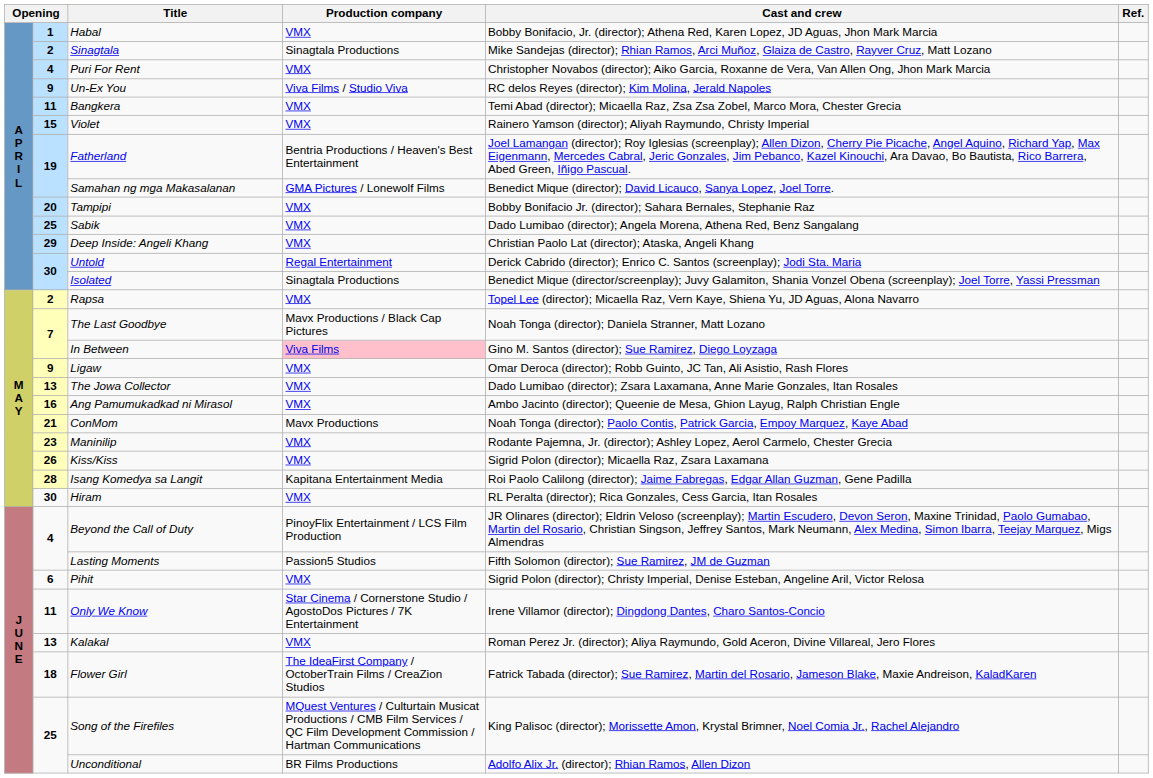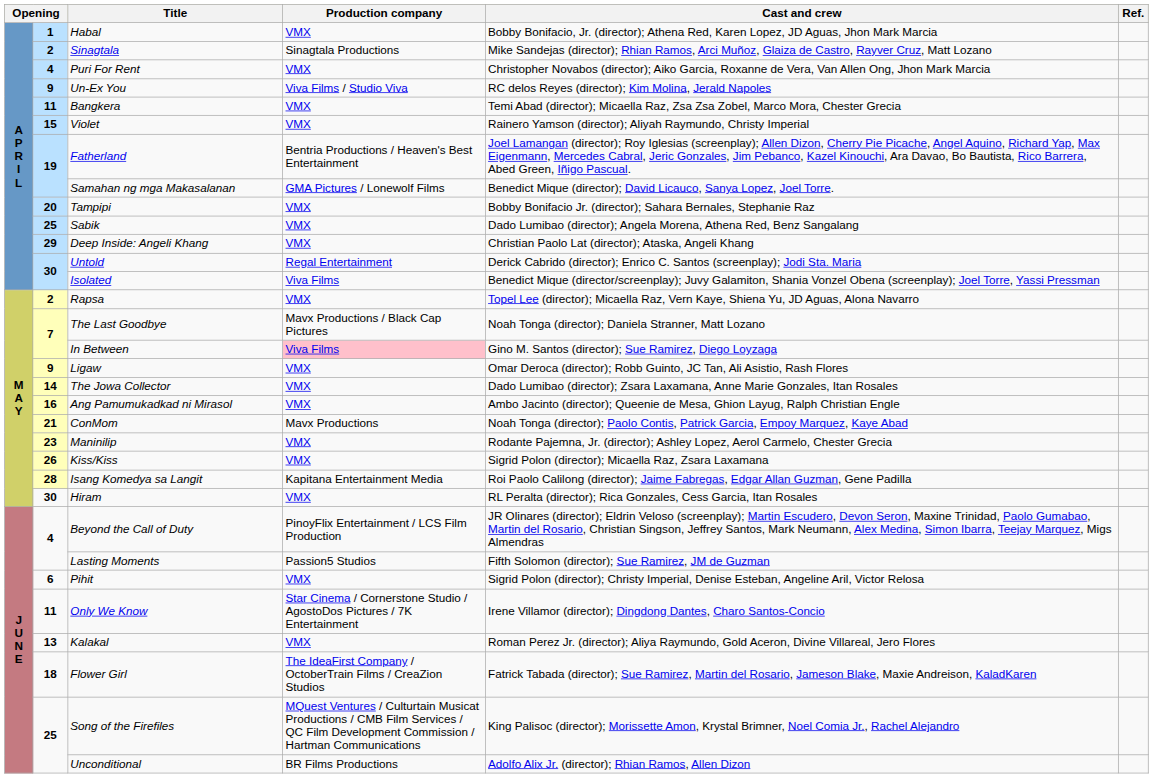(342, 280) Sinagtala Productions -> (312, 280) Viva Films
(50, 386) 13 -> (50, 386) 14
